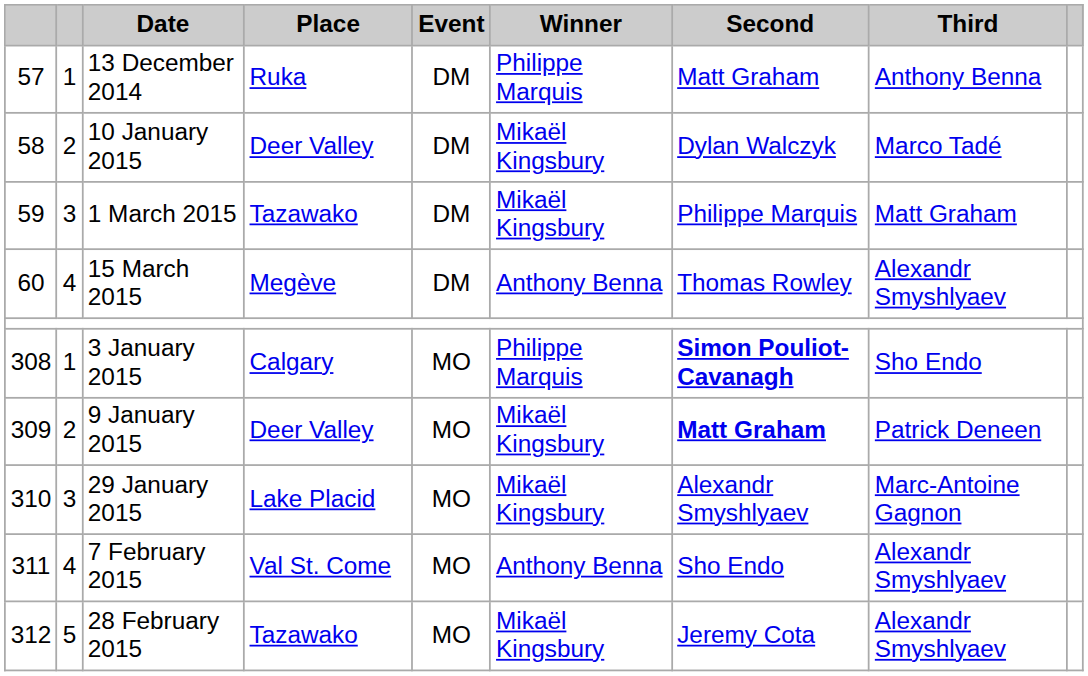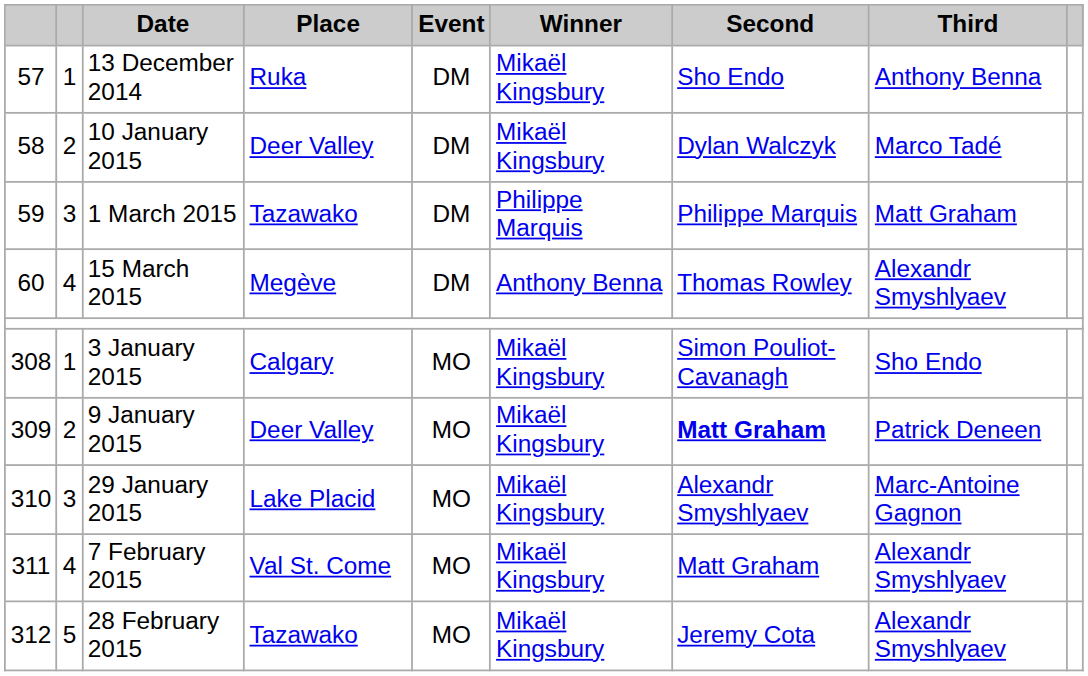(539, 78) Philippe Marquis -> (550, 78) Mikaël Kingsbury
(748, 78) Matt Graham -> (731, 78) Sho Endo
(550, 214) Mikaël Kingsbury -> (539, 214) Philippe Marquis
(539, 362) Philippe Marquis -> (550, 362) Mikaël Kingsbury
(763, 362) bold -> (756, 362) normal
(579, 566) Anthony Benna -> (550, 566) Mikaël Kingsbury
(731, 566) Sho Endo -> (748, 566) Matt Graham
